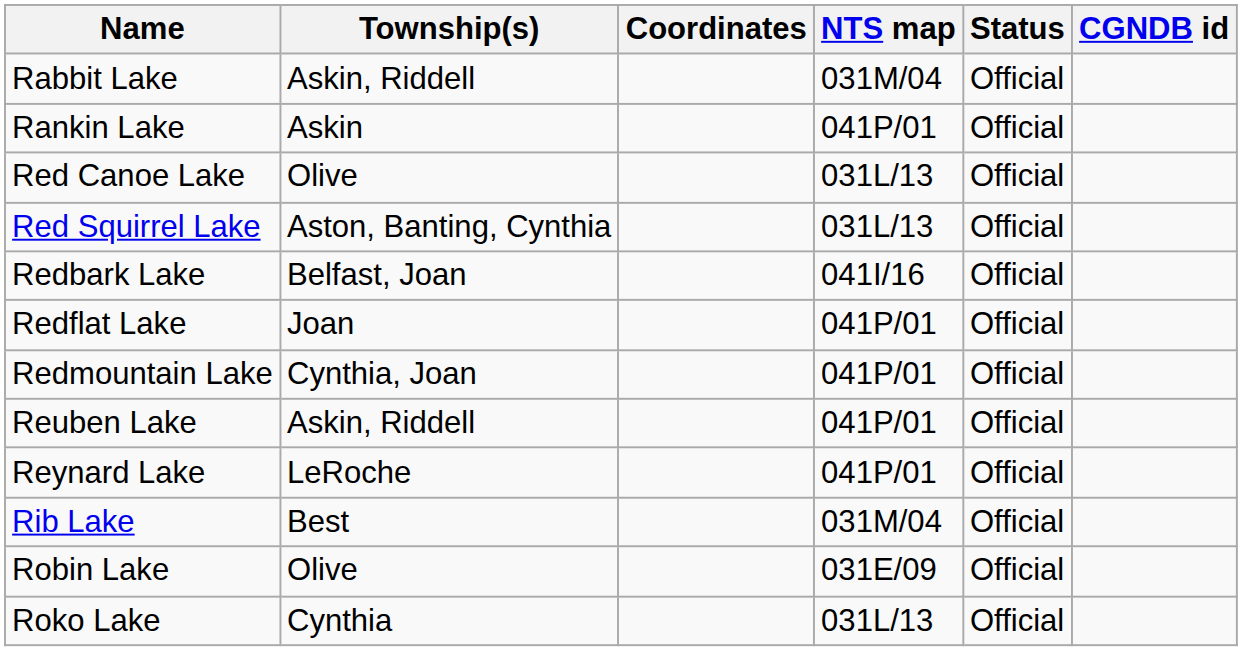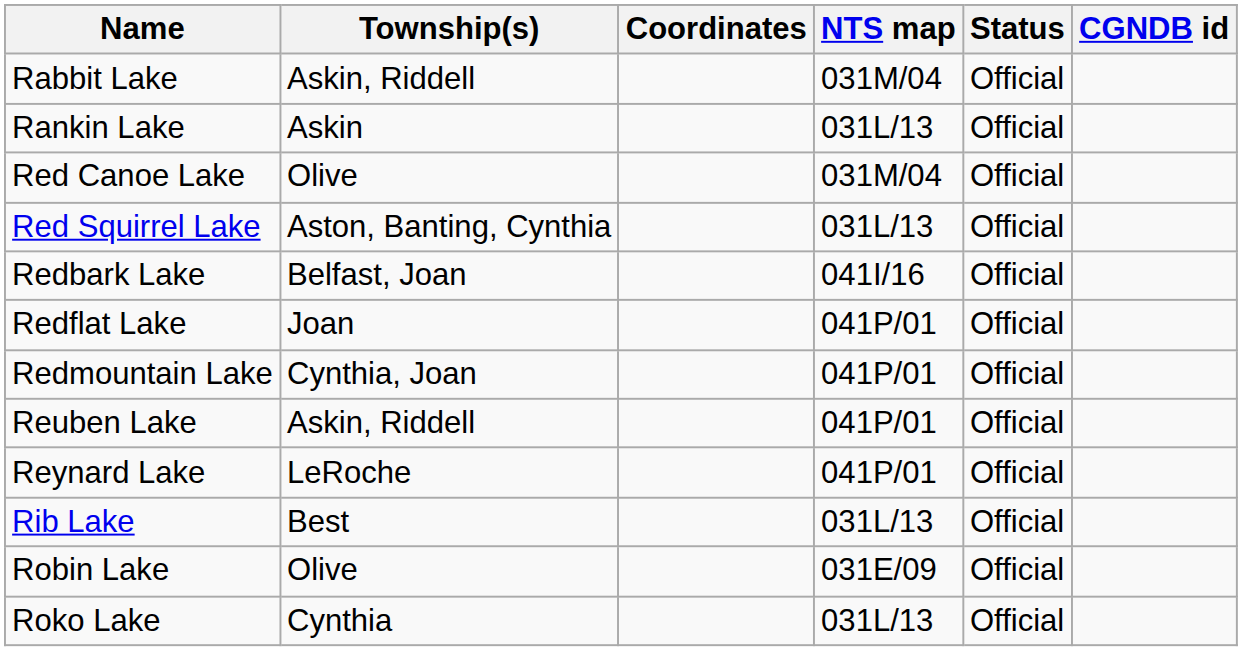(879, 127) 041P/01 -> (877, 127) 031L/13
(877, 176) 031L/13 -> (882, 176) 031M/04
(882, 521) 031M/04 -> (877, 521) 031L/13
